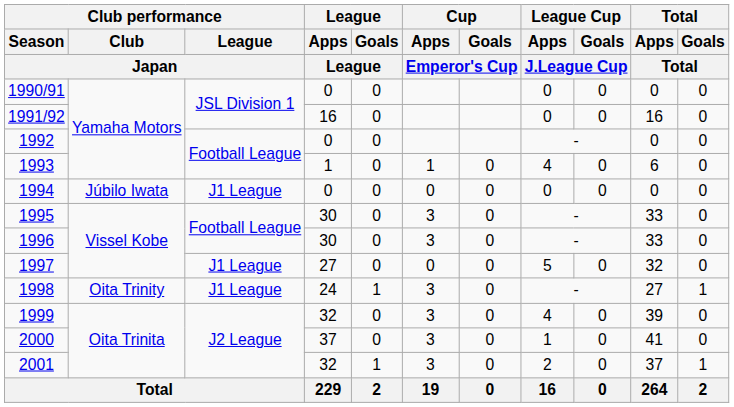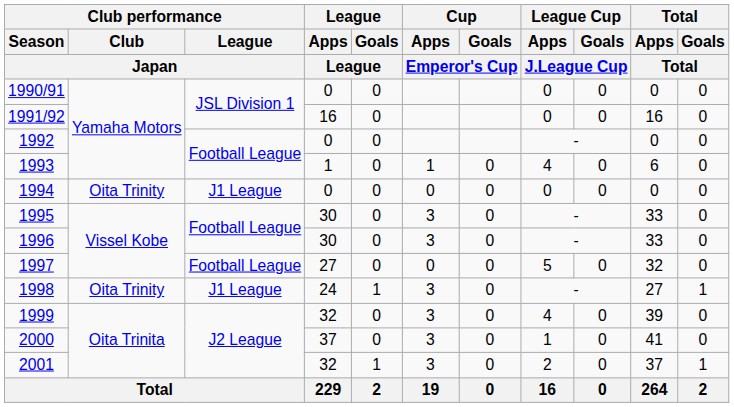(127, 191) Júbilo Iwata -> (127, 191) Oita Trinity
(245, 265) J1 League -> (245, 265) Football League
